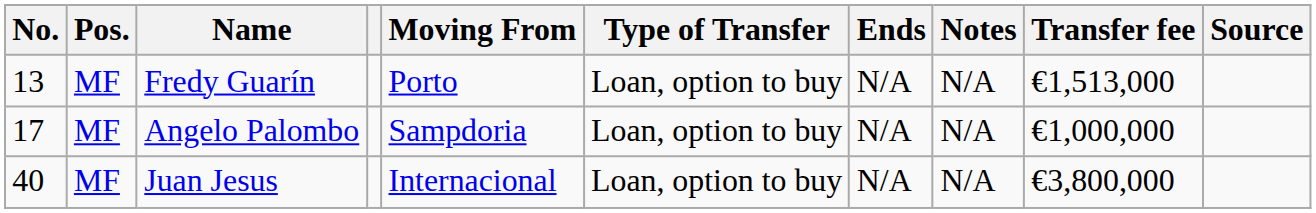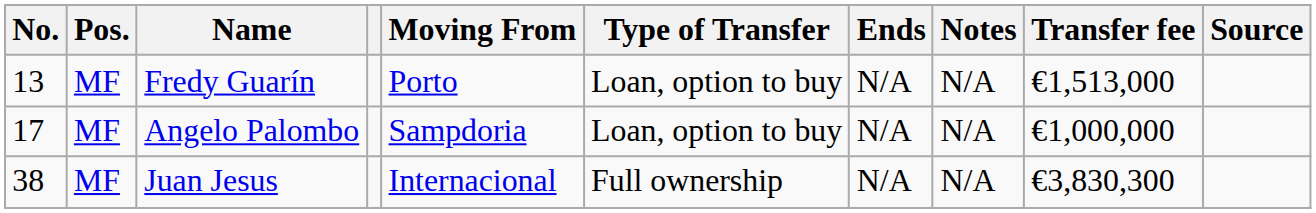(28, 181) 40 -> (28, 181) 38
(717, 181) Loan, option to buy -> (687, 181) Full ownership
(1103, 181) €3,800,000 -> (1103, 181) €3,830,300
